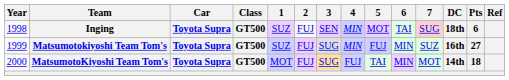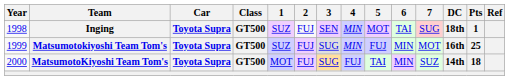(476, 28) 6 -> (476, 28) 1
(429, 45) SUZ -> (429, 45) MOT
(476, 45) 27 -> (476, 45) 25
(429, 62) MOT -> (429, 62) SUZ
